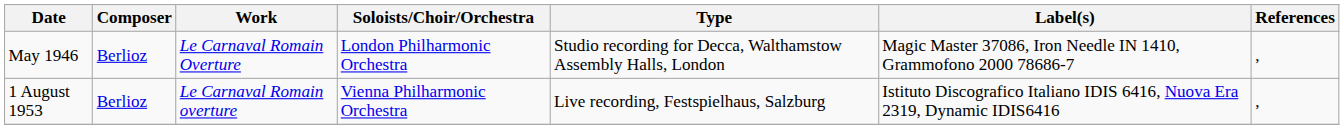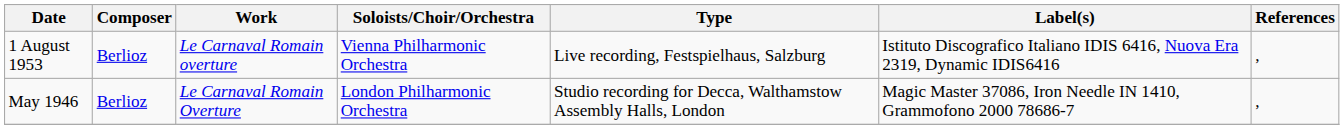rows swapped: (43, 54) <-> (39, 101)
